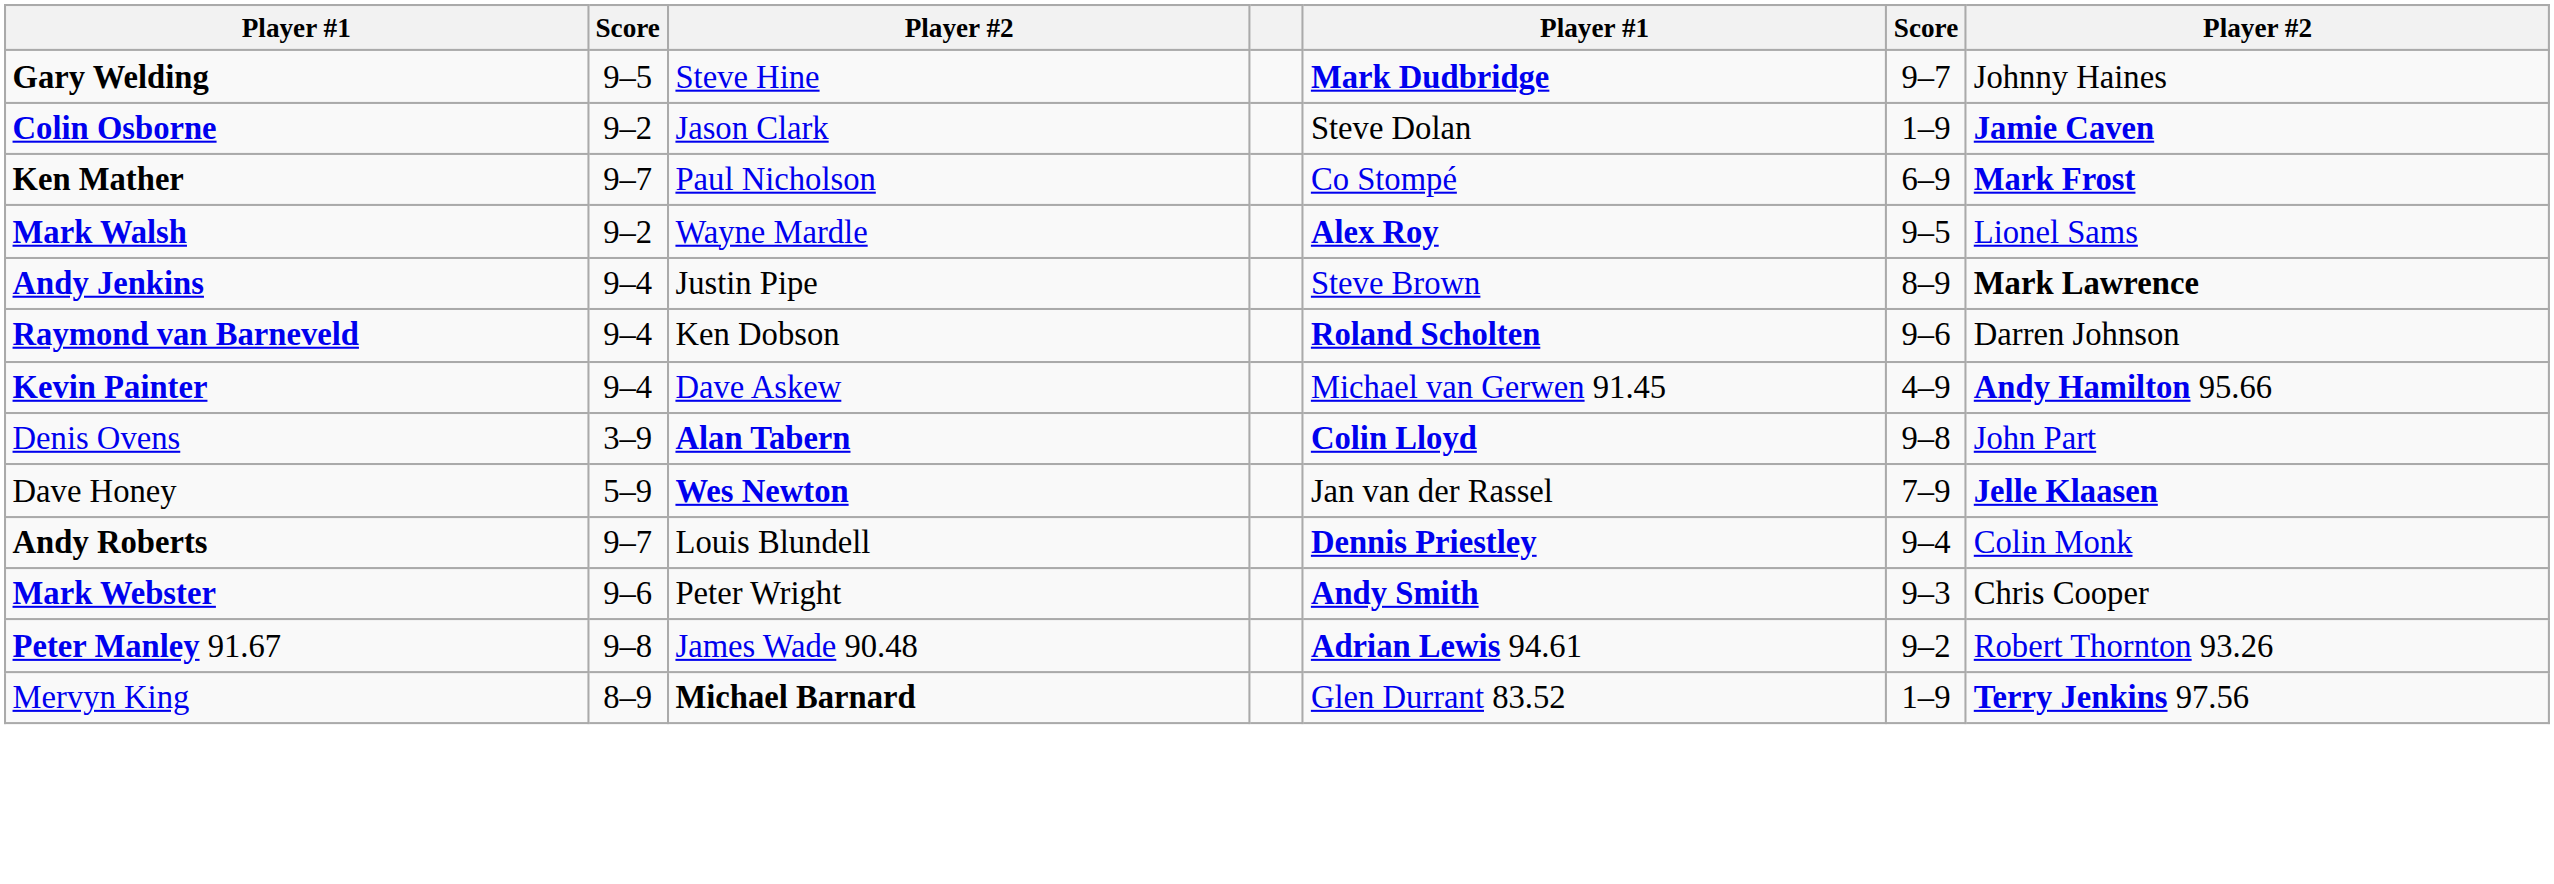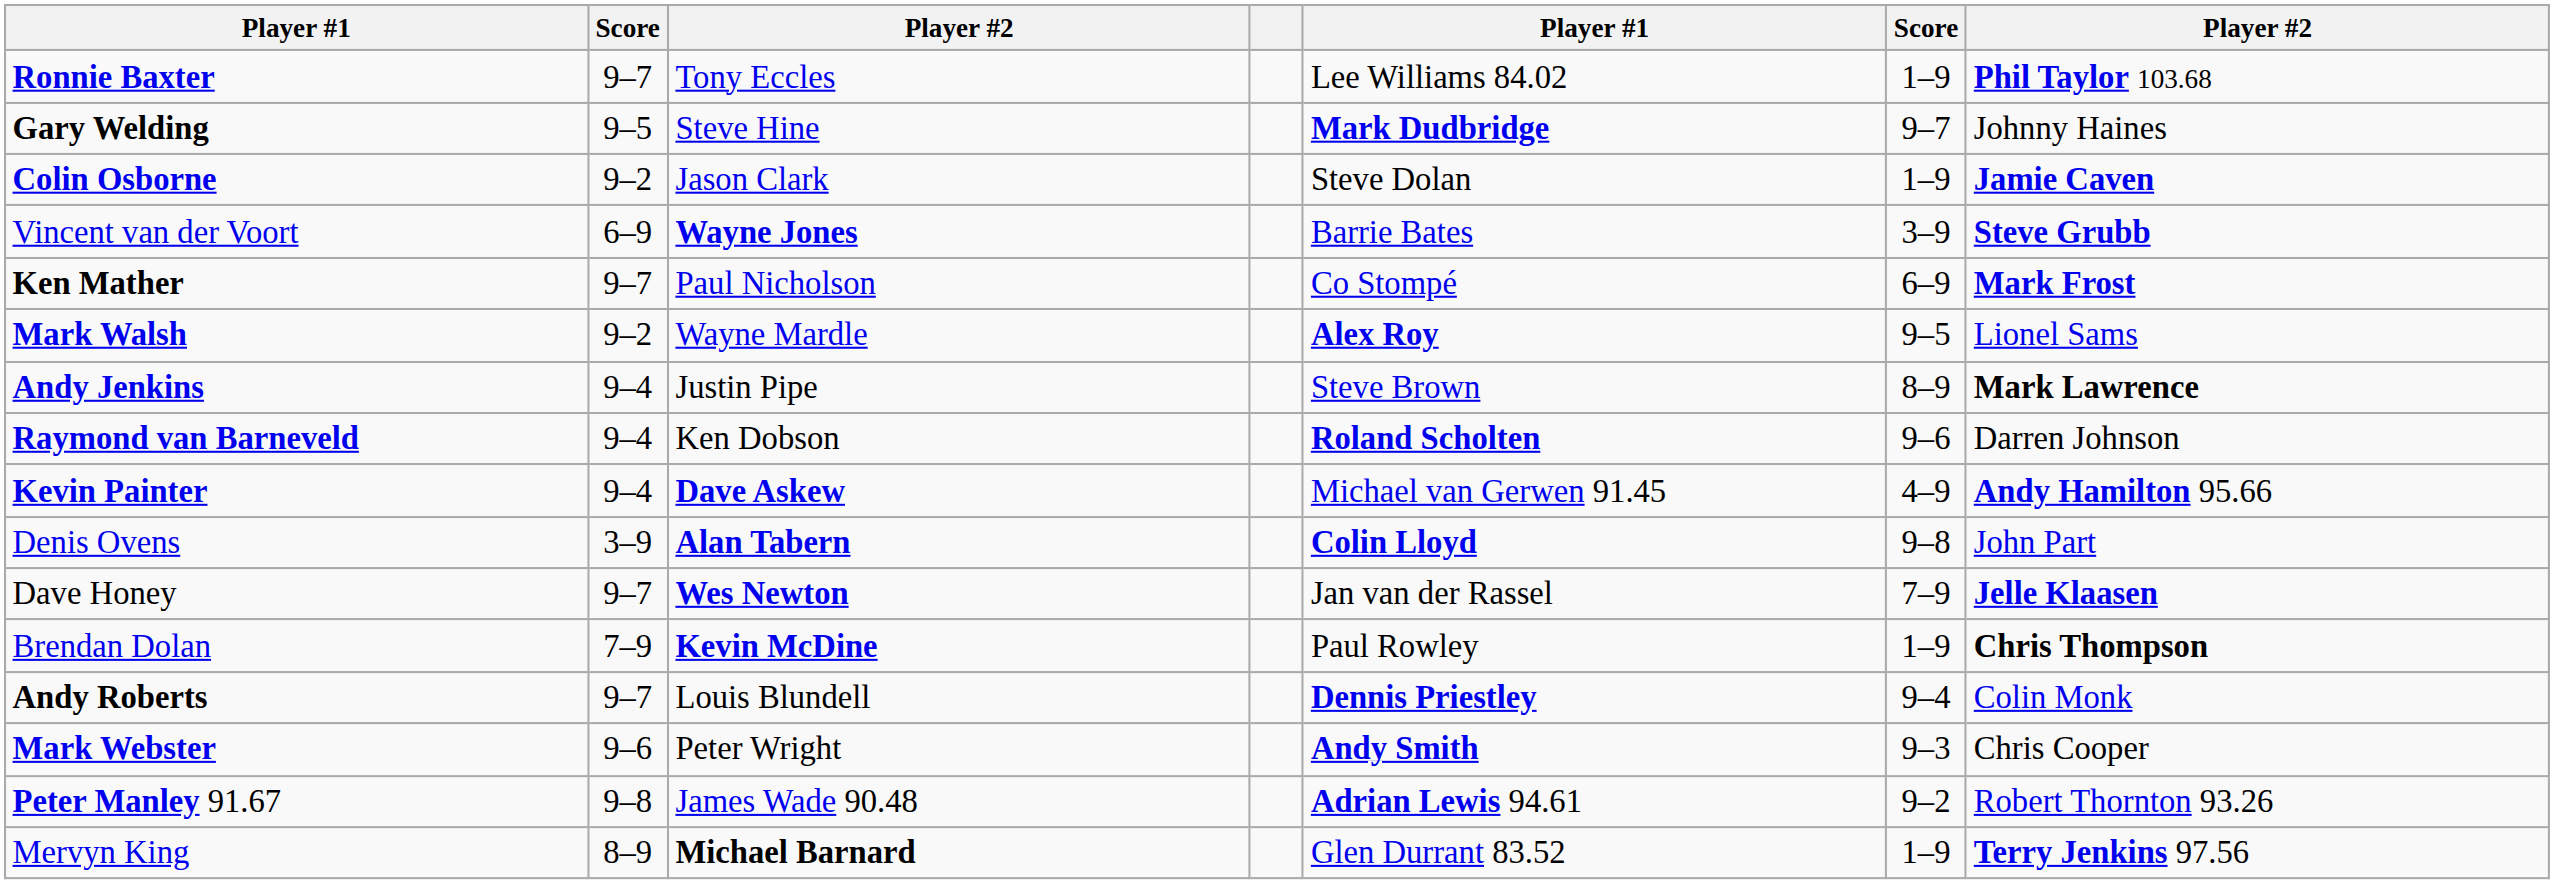+ row: (114, 75)
+ row: (156, 231)
(758, 386) normal -> (760, 490) bold
(628, 490) 5–9 -> (628, 593) 9–7
+ row: (112, 645)
